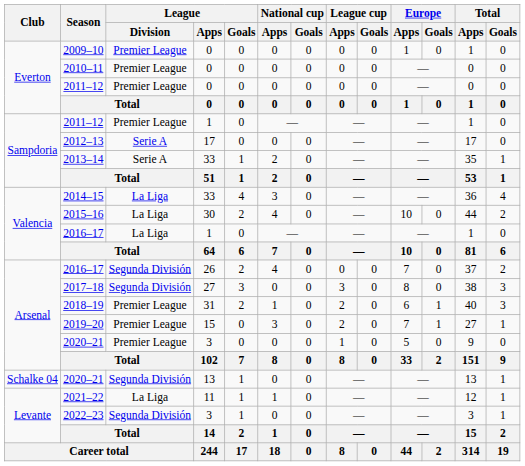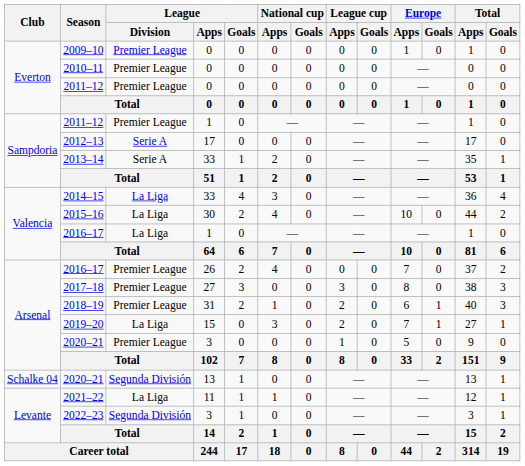(150, 269) Segunda División -> (150, 269) Premier League
(150, 287) Segunda División -> (150, 287) Premier League
(150, 324) Premier League -> (150, 324) La Liga
